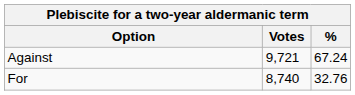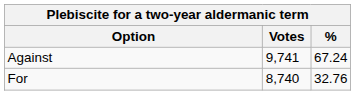(283, 57) 9,721 -> (283, 57) 9,741
